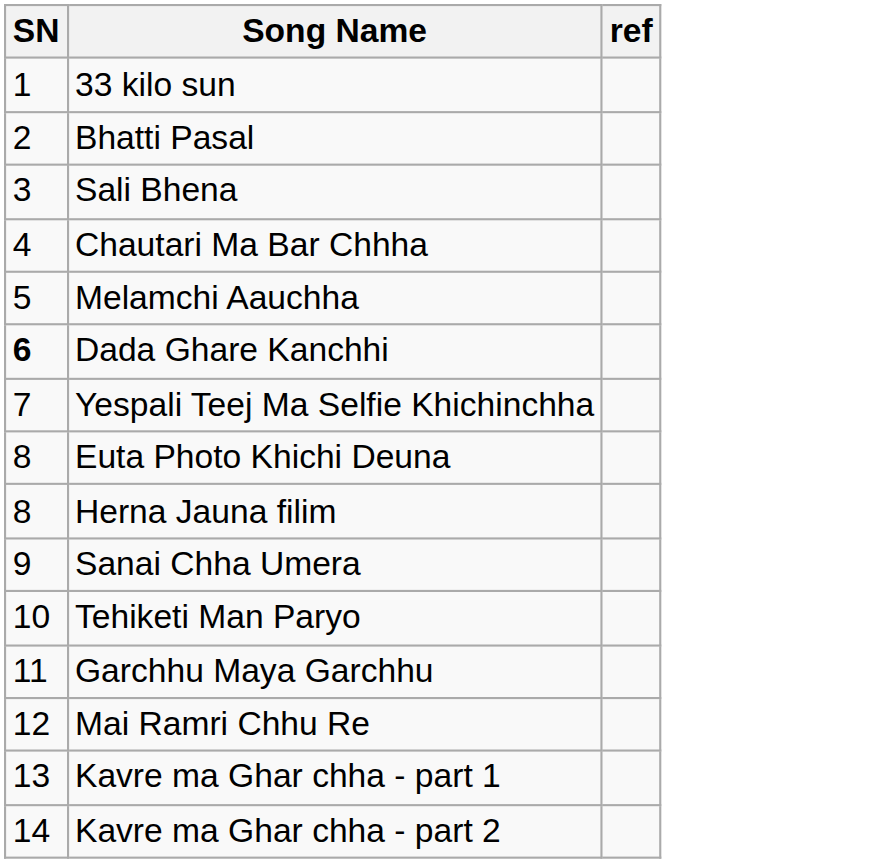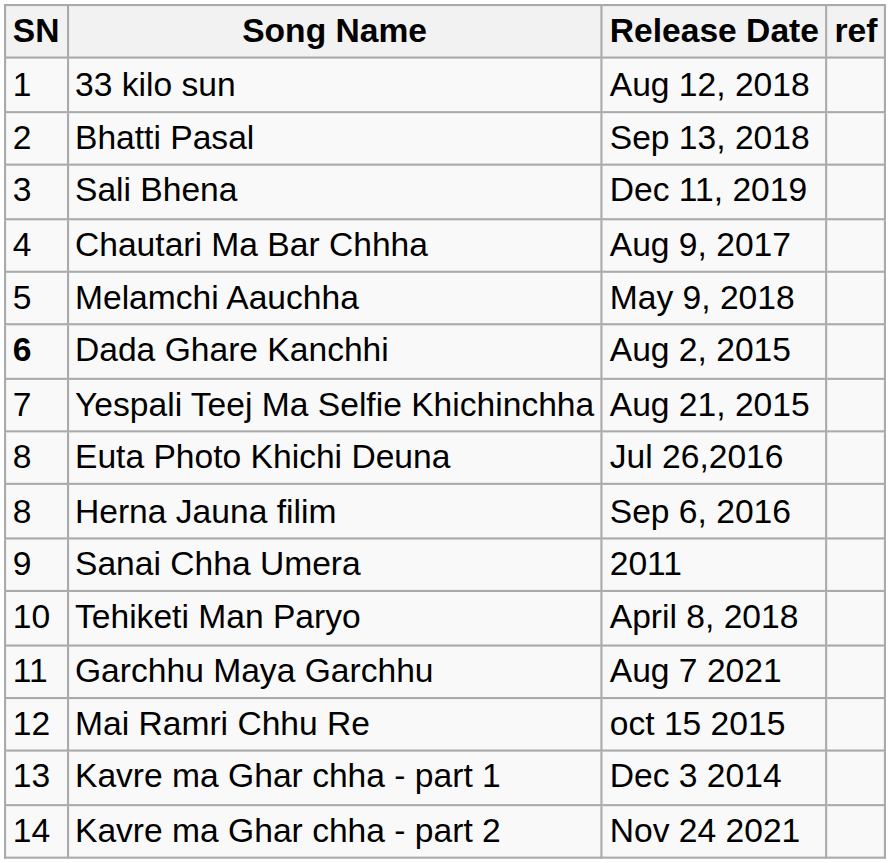+ column: (714, 31)
